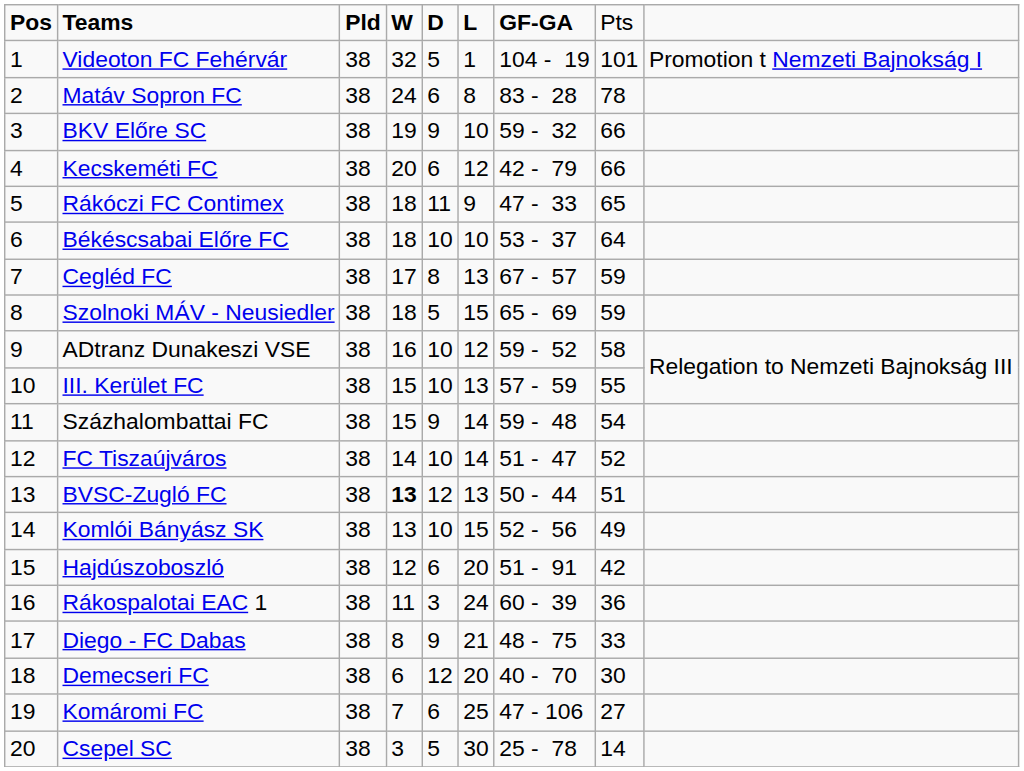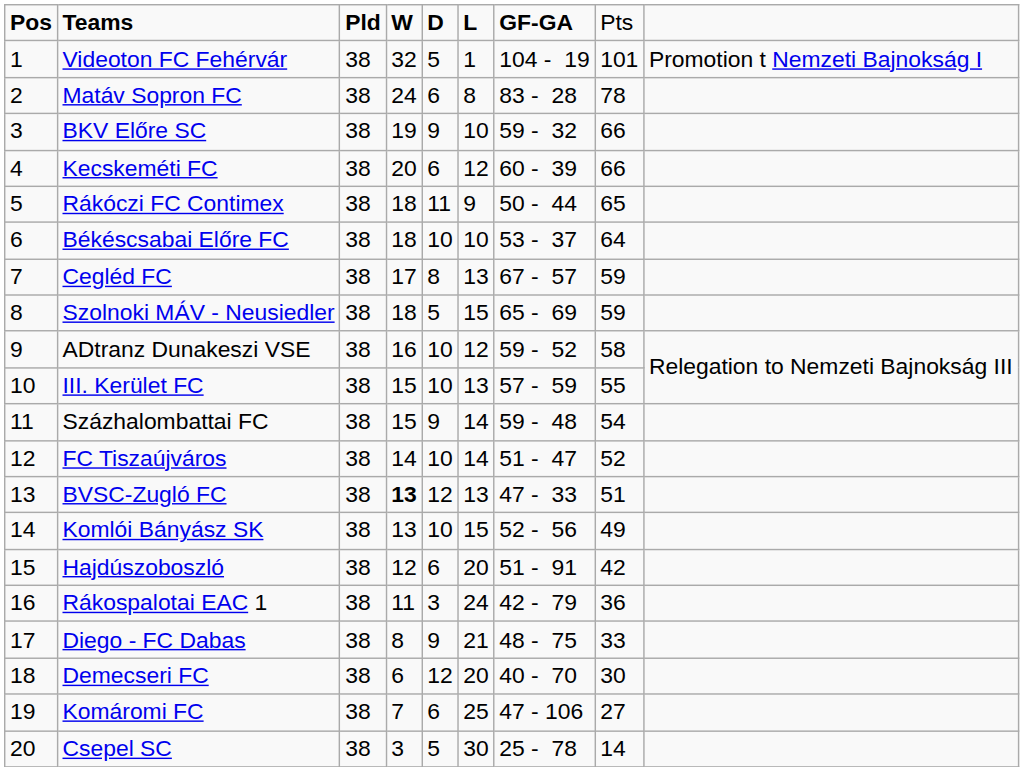(538, 167) 42 - 79 -> (538, 167) 60 - 39
(538, 204) 47 - 33 -> (538, 204) 50 - 44
(538, 494) 50 - 44 -> (538, 494) 47 - 33
(538, 603) 60 - 39 -> (538, 603) 42 - 79
